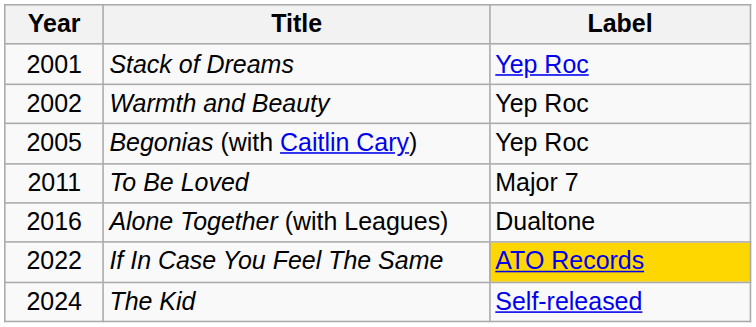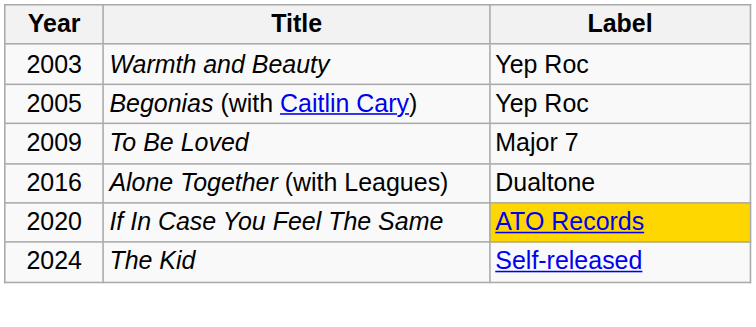- row: (202, 63)
(54, 103) 2002 -> (54, 63) 2003
(54, 182) 2011 -> (54, 143) 2009
(54, 261) 2022 -> (54, 222) 2020
